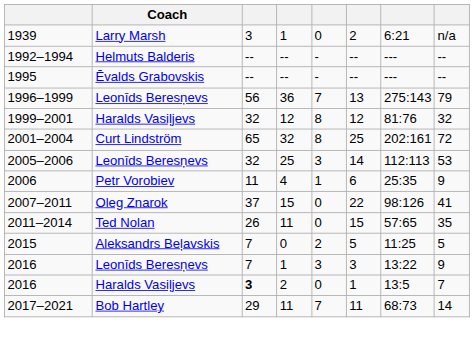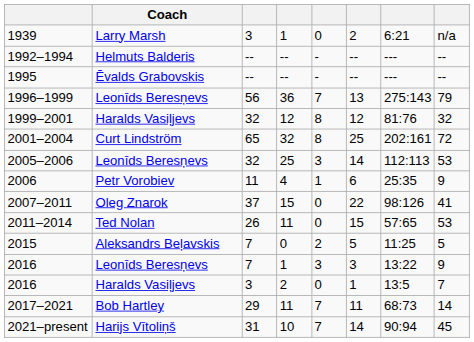(445, 222) 35 -> (445, 222) 53
(249, 285) bold -> (249, 285) normal
+ row: (48, 327)
